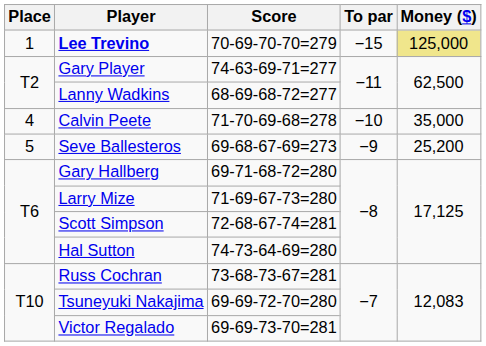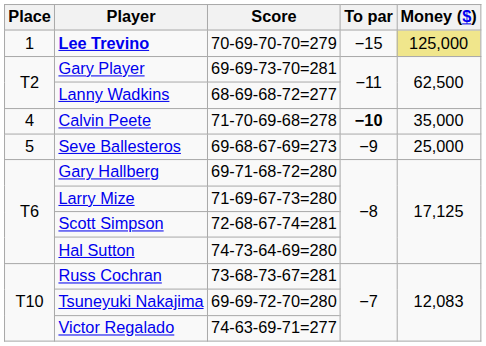(274, 69) 74-63-69-71=277 -> (274, 69) 69-69-73-70=281
(369, 120) normal -> (369, 120) bold
(439, 146) 25,200 -> (439, 146) 25,000
(274, 328) 69-69-73-70=281 -> (274, 328) 74-63-69-71=277
